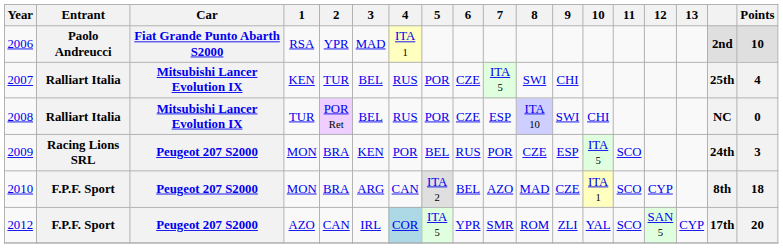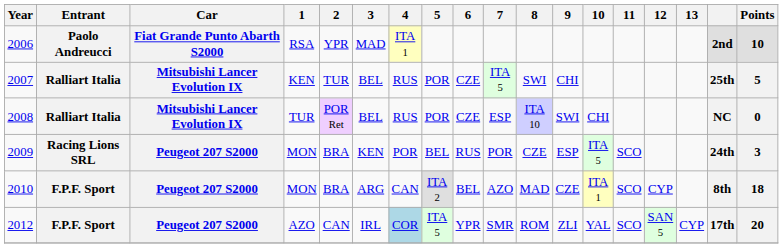(757, 80) 4 -> (757, 80) 5
